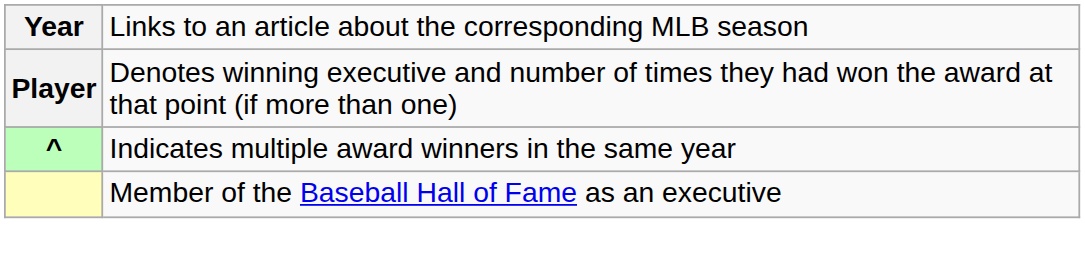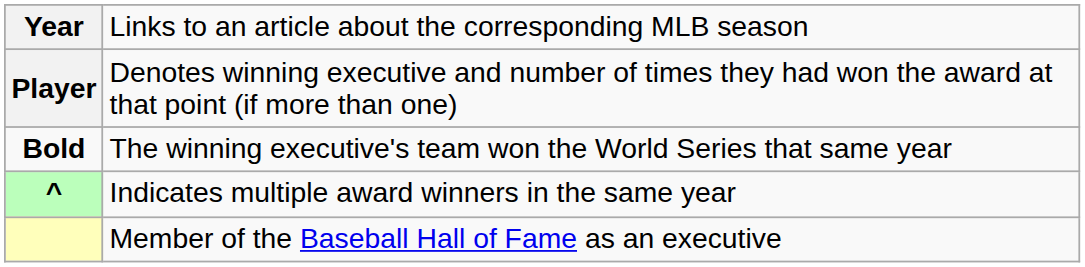+ row: (54, 148)
